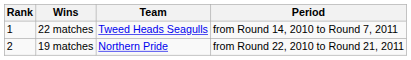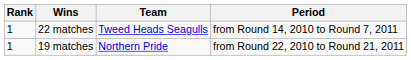(10, 47) 2 -> (10, 47) 1
